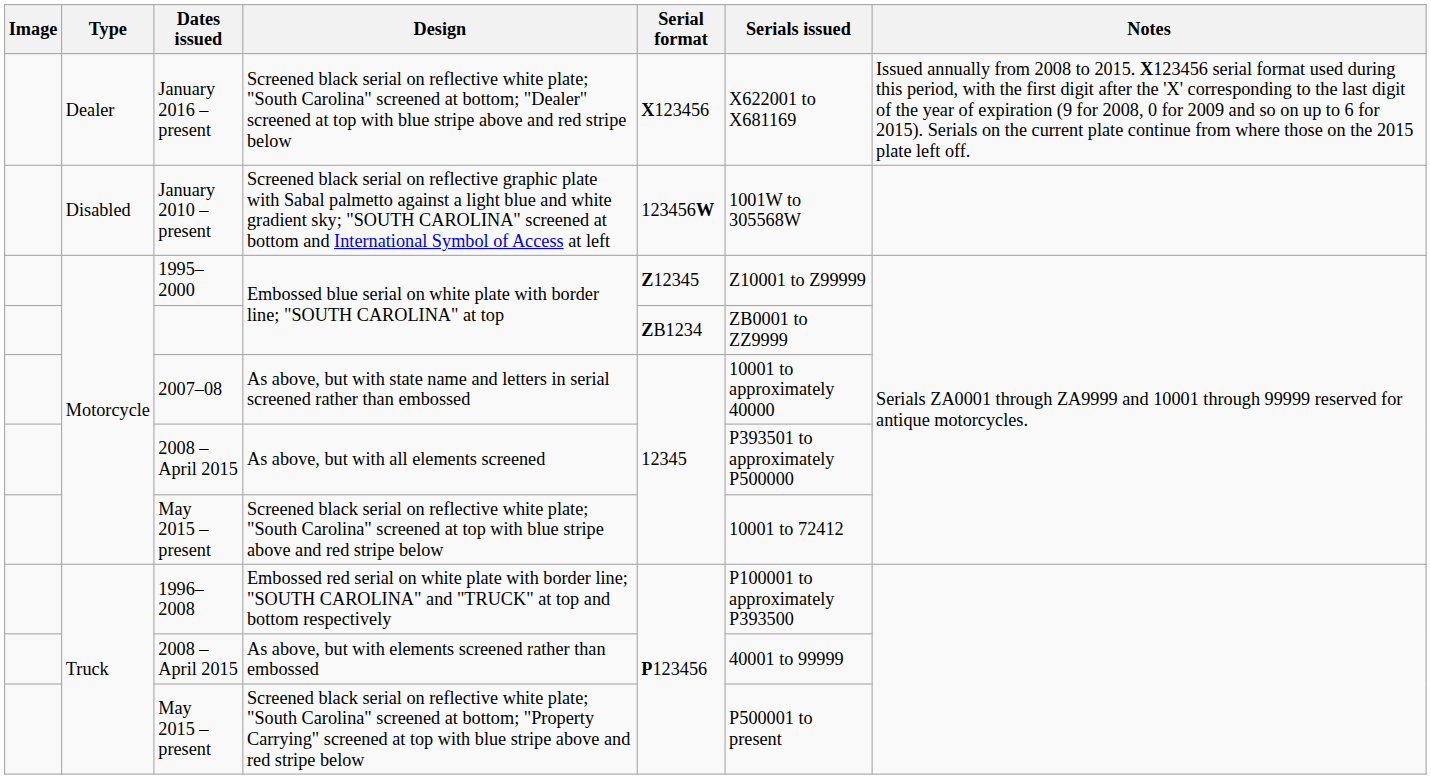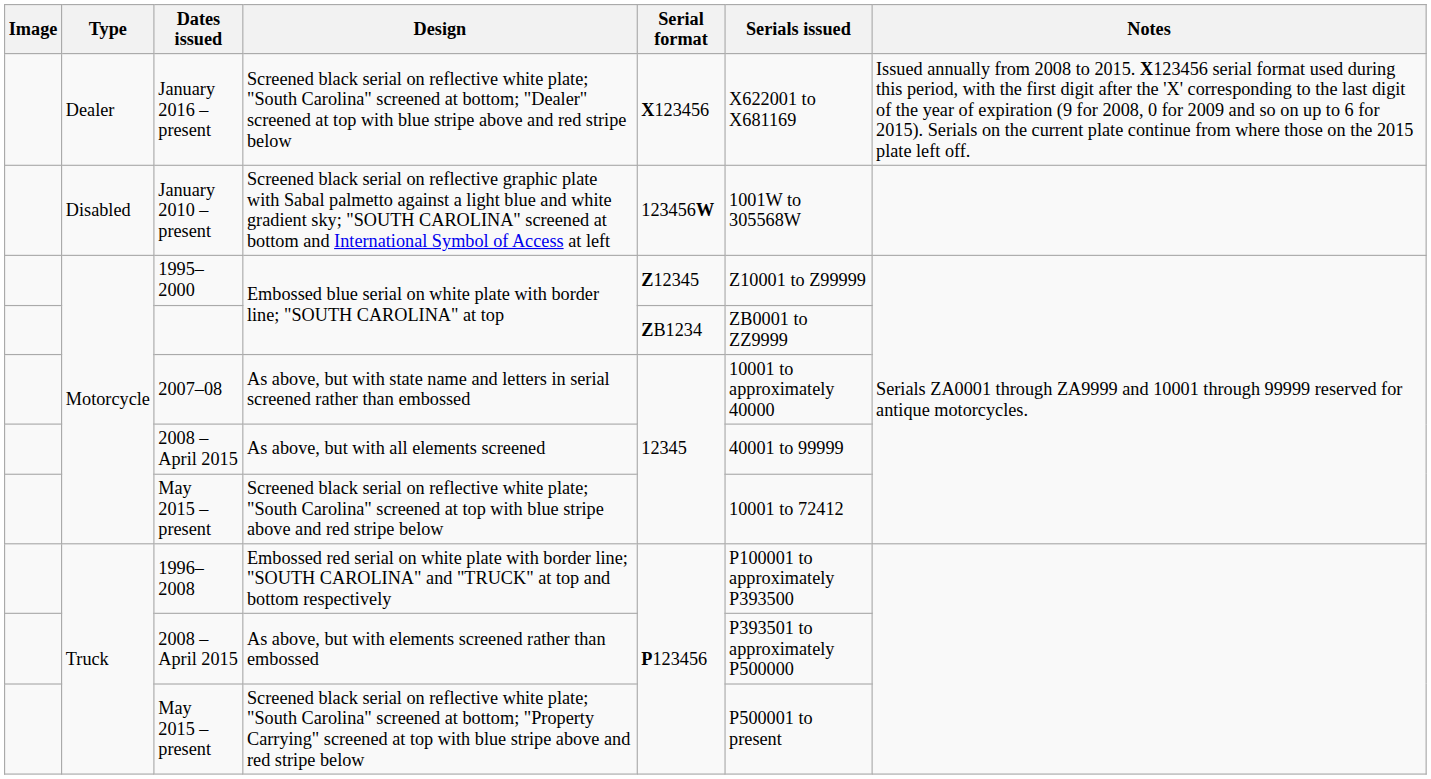(782, 459) P393501 to approximately P500000 -> (786, 449) 40001 to 99999
(786, 658) 40001 to 99999 -> (782, 648) P393501 to approximately P500000
